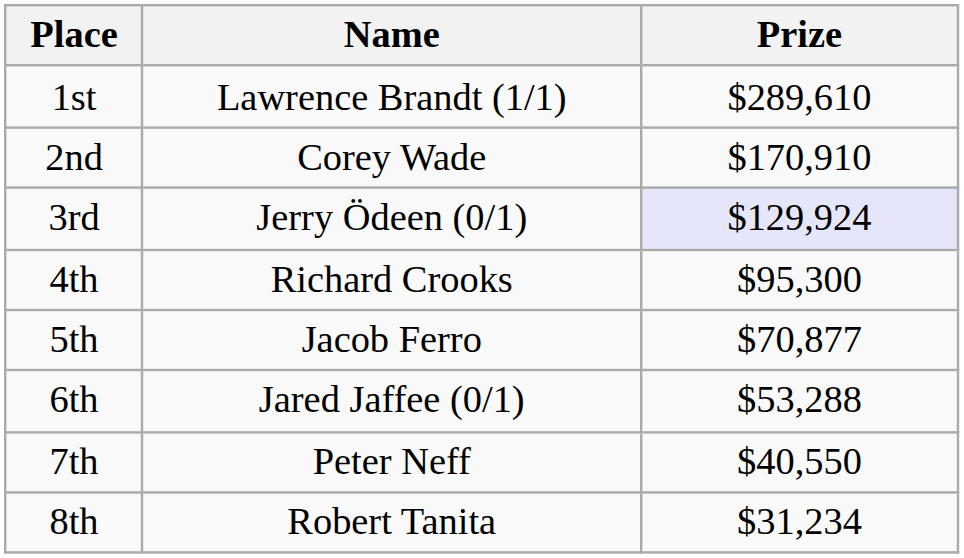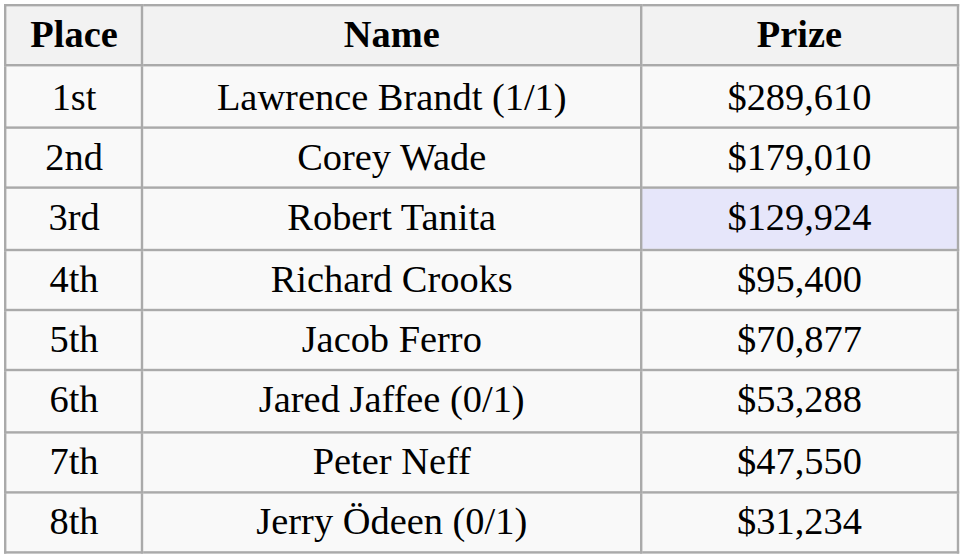(799, 156) $170,910 -> (799, 156) $179,010
(392, 217) Jerry Ödeen (0/1) -> (392, 217) Robert Tanita
(799, 278) $95,300 -> (799, 278) $95,400
(799, 461) $40,550 -> (799, 461) $47,550
(392, 522) Robert Tanita -> (392, 522) Jerry Ödeen (0/1)
